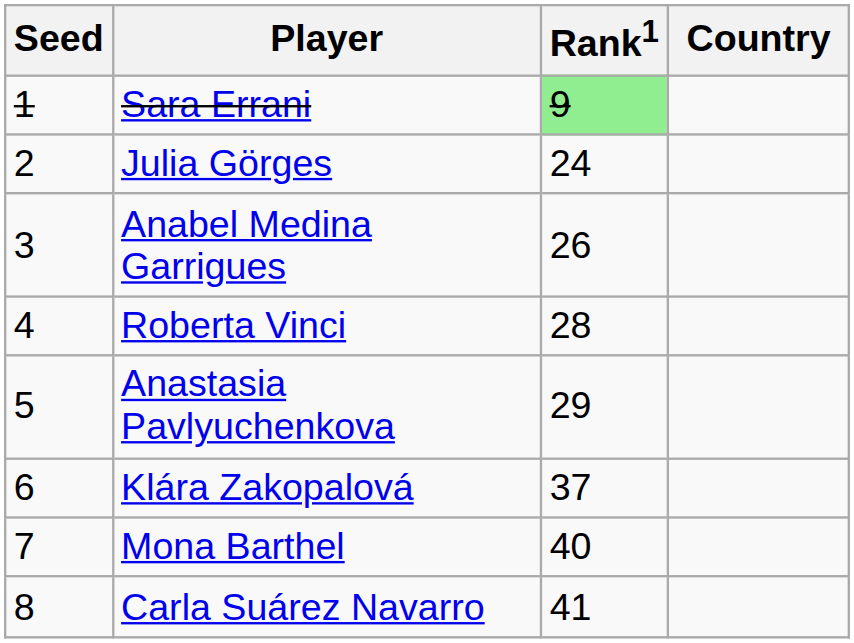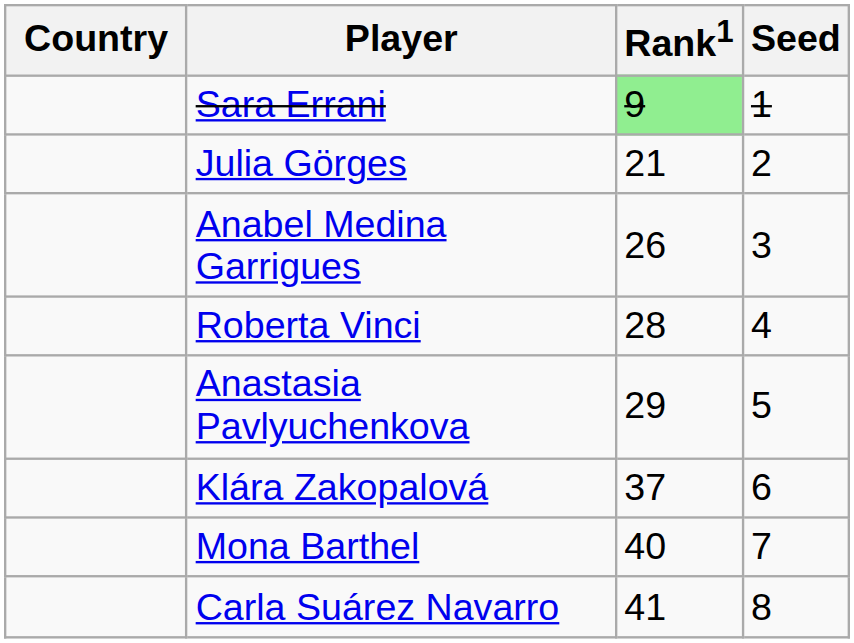columns swapped: (759, 39) <-> (59, 39)
(571, 163) 24 -> (645, 163) 21
